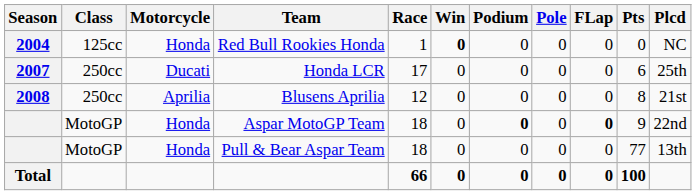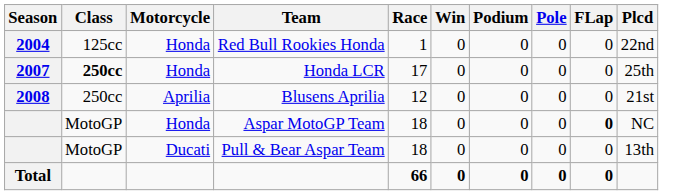- column: (633, 17)
(461, 44) bold -> (461, 44) normal
(675, 44) NC -> (637, 44) 22nd
(102, 70) normal -> (102, 70) bold
(188, 70) Ducati -> (188, 70) Honda
(524, 123) bold -> (524, 123) normal
(670, 123) 22nd -> (643, 123) NC
(188, 149) Honda -> (188, 149) Ducati
